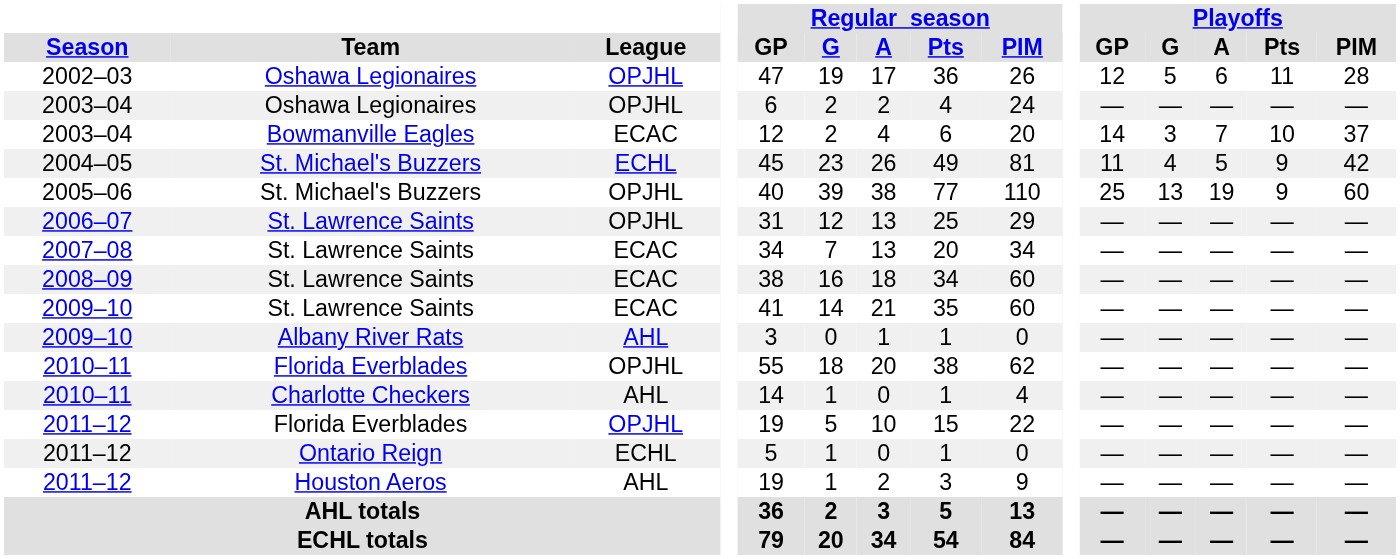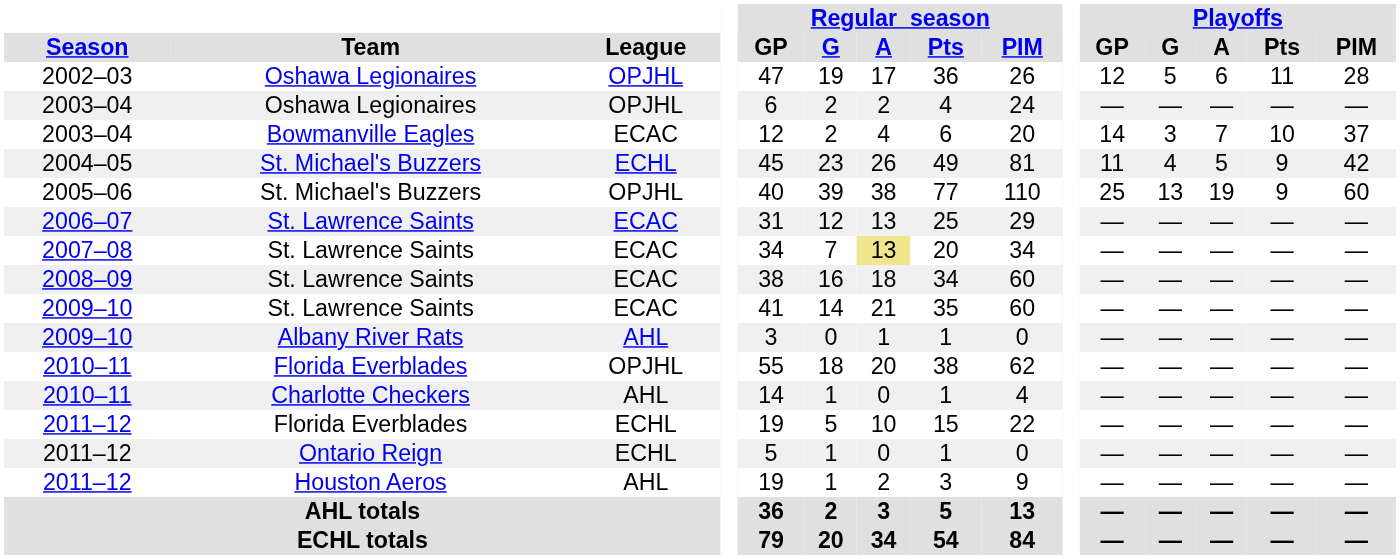(646, 221) OPJHL -> (646, 221) ECAC
(884, 250) no background -> (884, 250) khaki background
(646, 424) OPJHL -> (646, 424) ECHL
